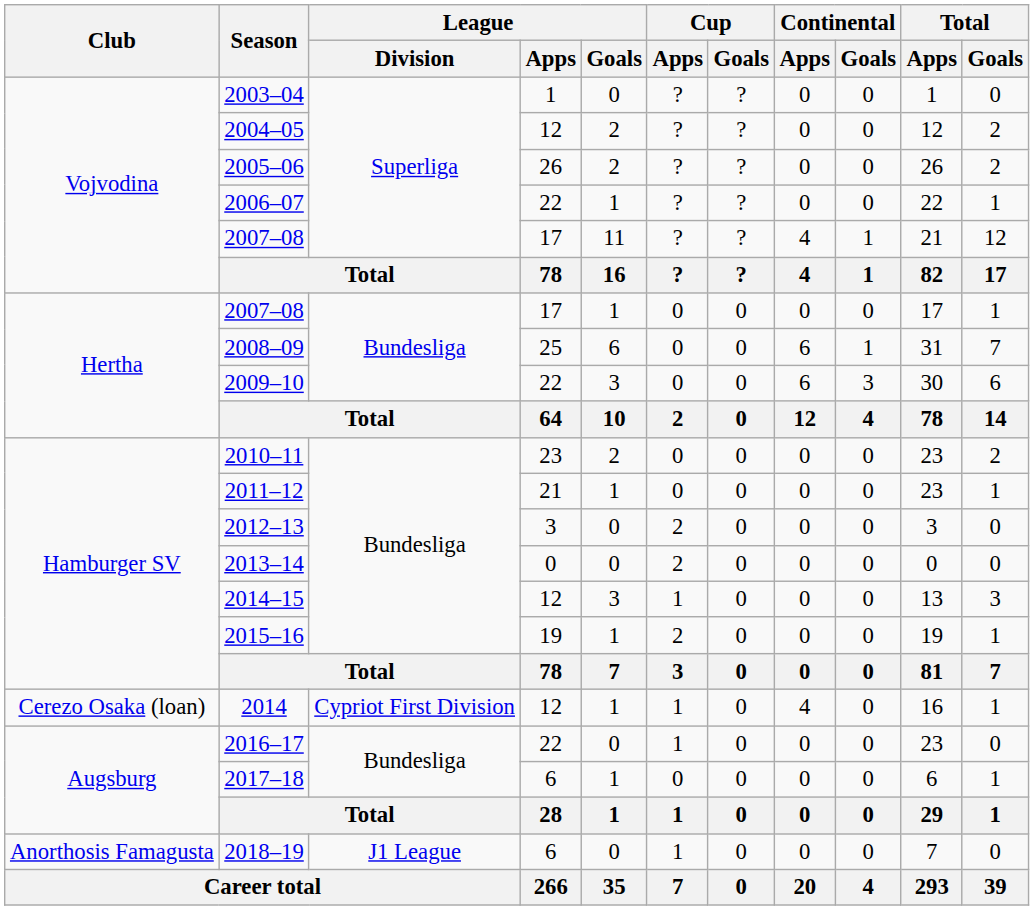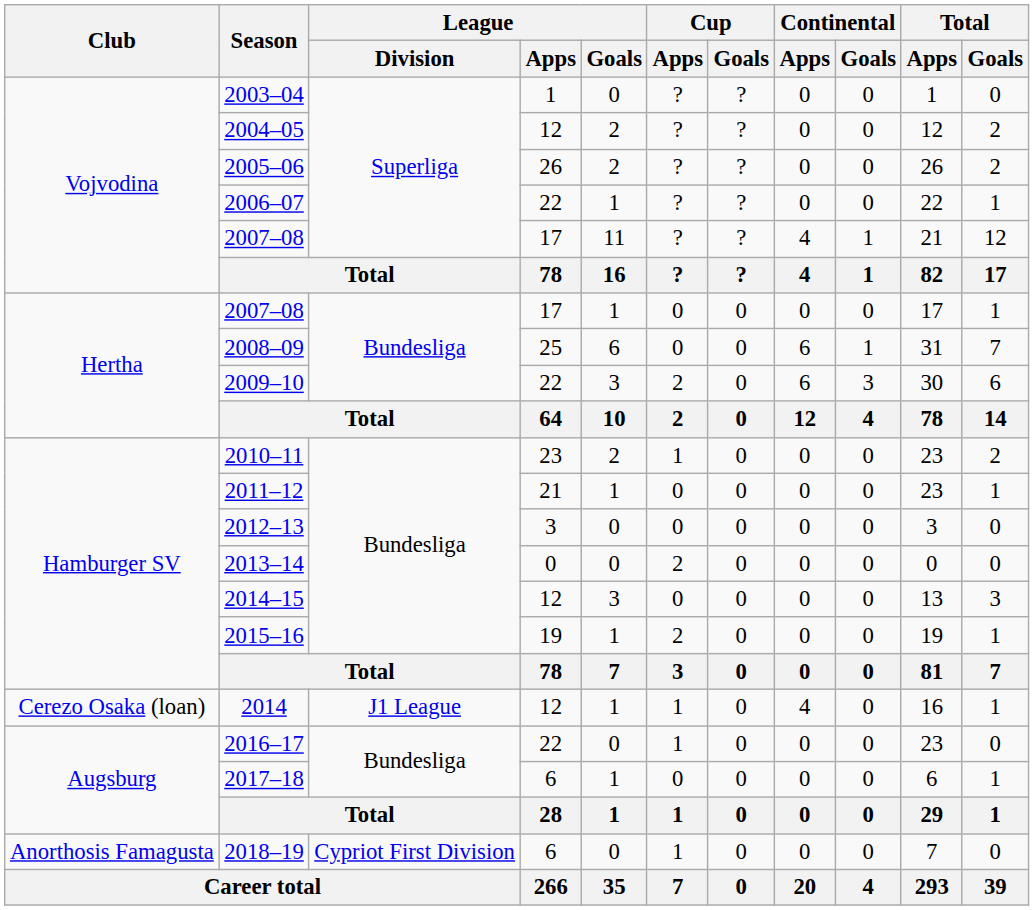(678, 382) 0 -> (678, 382) 2
(678, 454) 0 -> (678, 454) 1
(678, 526) 2 -> (678, 526) 0
(678, 599) 1 -> (678, 599) 0
(415, 707) Cypriot First Division -> (415, 707) J1 League
(415, 851) J1 League -> (415, 851) Cypriot First Division
